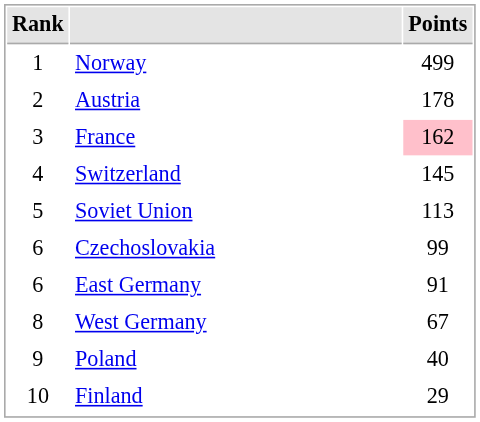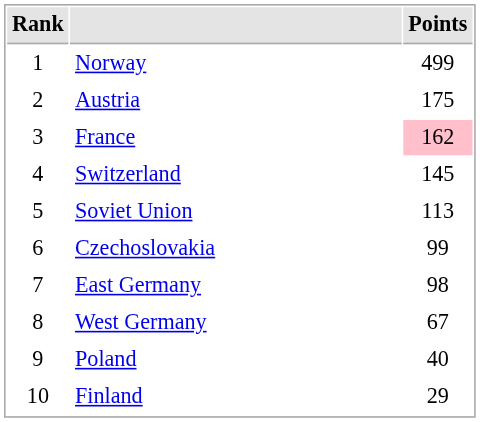(438, 100) 178 -> (438, 100) 175
(38, 285) 6 -> (38, 285) 7
(438, 285) 91 -> (438, 285) 98
